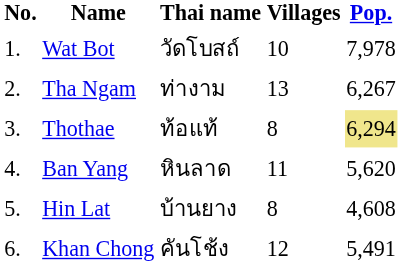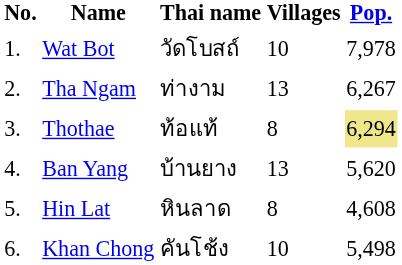(195, 169) หินลาด -> (199, 169) บ้านยาง
(277, 168) 11 -> (278, 168) 13
(199, 209) บ้านยาง -> (195, 209) หินลาด
(278, 248) 12 -> (278, 248) 10
(371, 248) 5,491 -> (371, 248) 5,498
